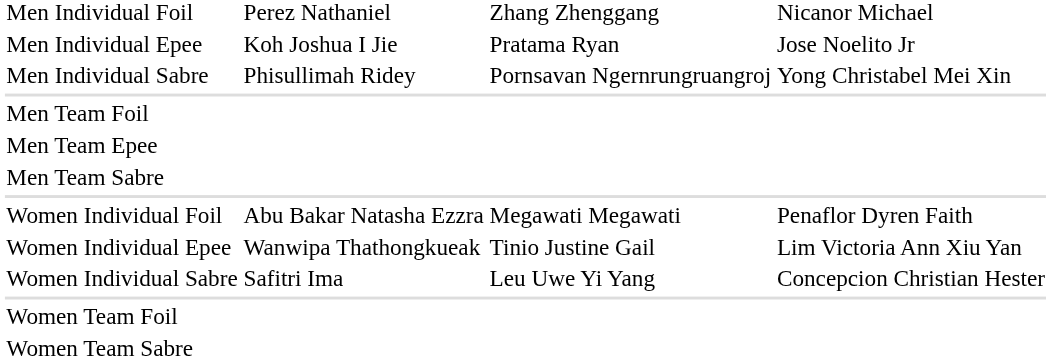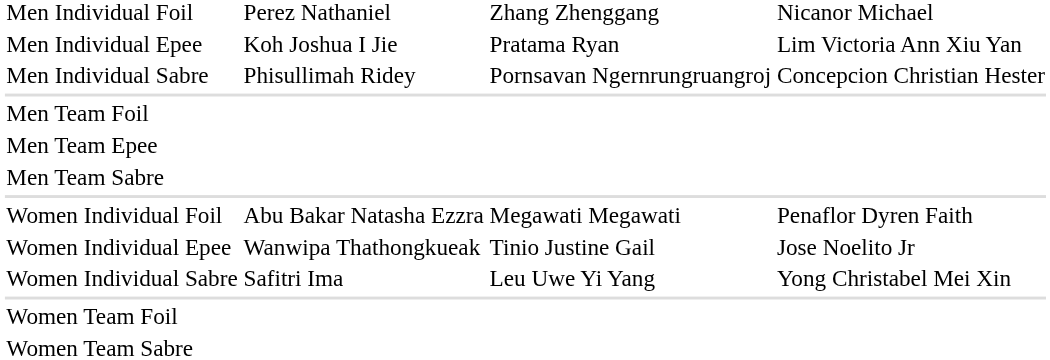(846, 44) Jose Noelito Jr -> (899, 44) Lim Victoria Ann Xiu Yan
(894, 75) Yong Christabel Mei Xin -> (911, 75) Concepcion Christian Hester
(899, 247) Lim Victoria Ann Xiu Yan -> (846, 247) Jose Noelito Jr
(911, 278) Concepcion Christian Hester -> (894, 278) Yong Christabel Mei Xin
